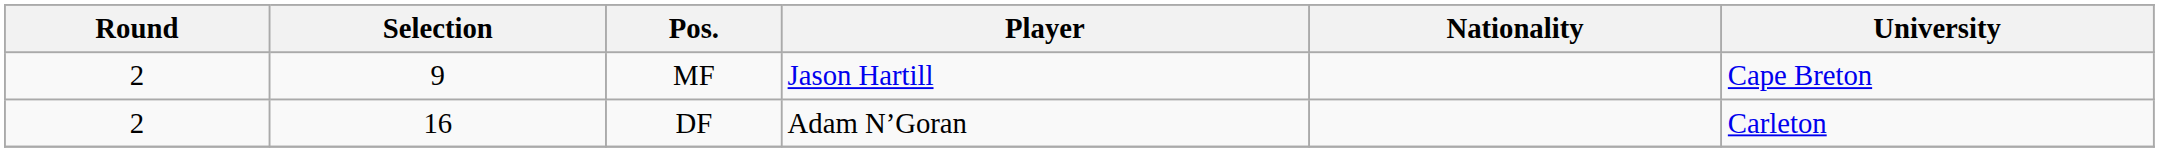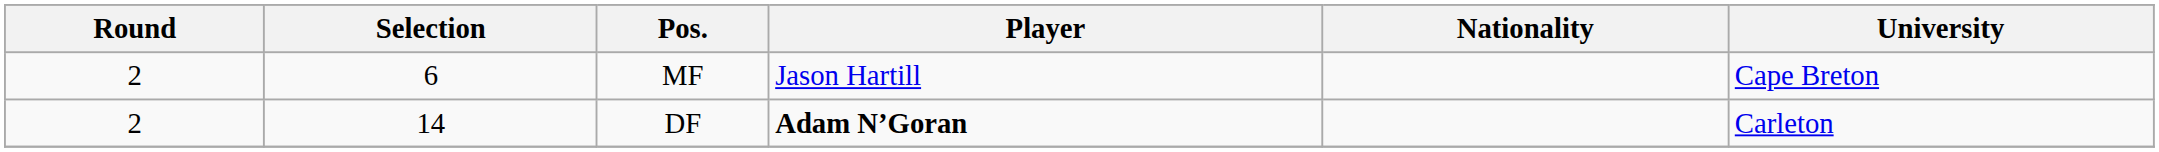(438, 75) 9 -> (431, 75) 6
(438, 123) 16 -> (431, 123) 14
(877, 123) normal -> (871, 123) bold
